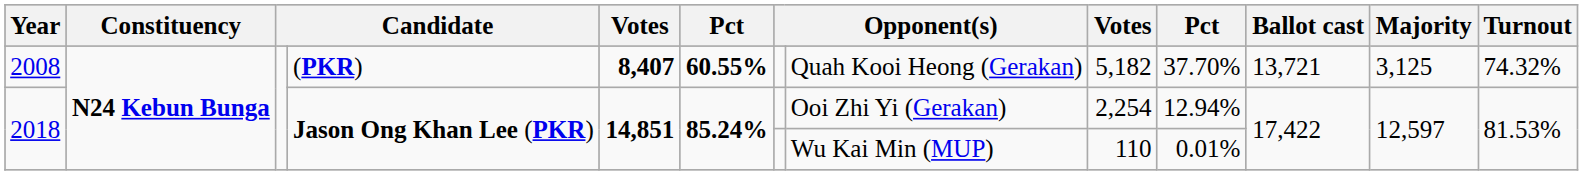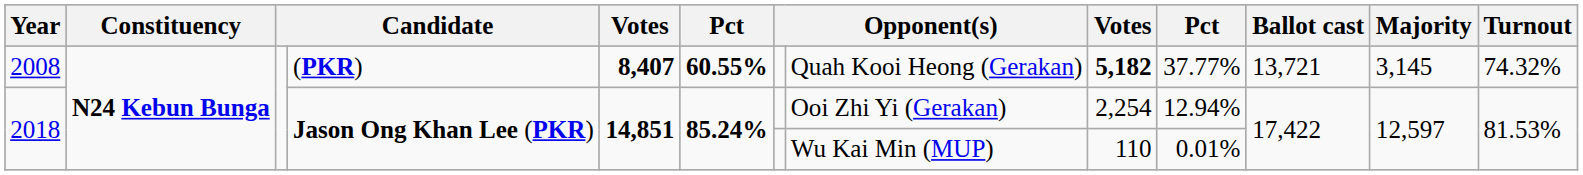(1123, 66) normal -> (1123, 66) bold
(1202, 66) 37.70% -> (1202, 66) 37.77%
(1404, 66) 3,125 -> (1404, 66) 3,145
